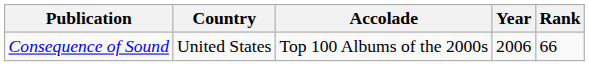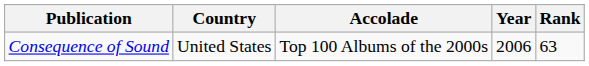(548, 46) 66 -> (548, 46) 63
